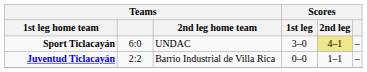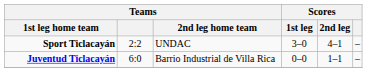(135, 43) 6:0 -> (135, 43) 2:2
(335, 43) khaki background -> (335, 43) no background
(135, 59) 2:2 -> (135, 59) 6:0
